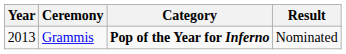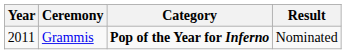(22, 37) 2013 -> (21, 37) 2011
